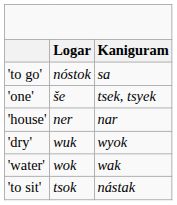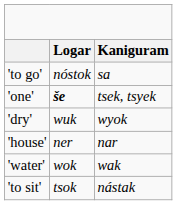(59, 96) normal -> (59, 96) bold
rows swapped: (27, 119) <-> (20, 142)
